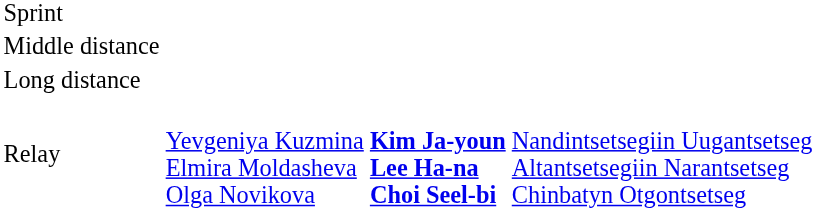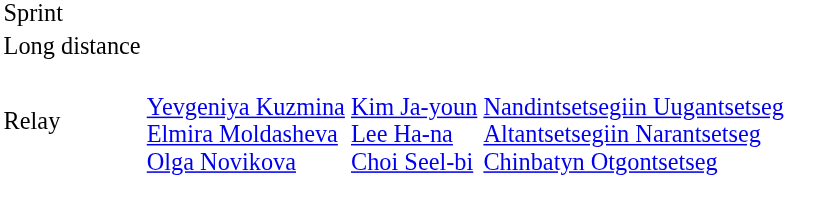- row: (82, 46)
(438, 168) bold -> (414, 134) normal
